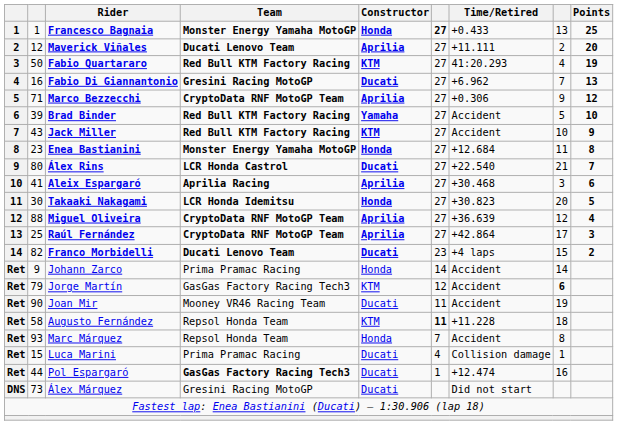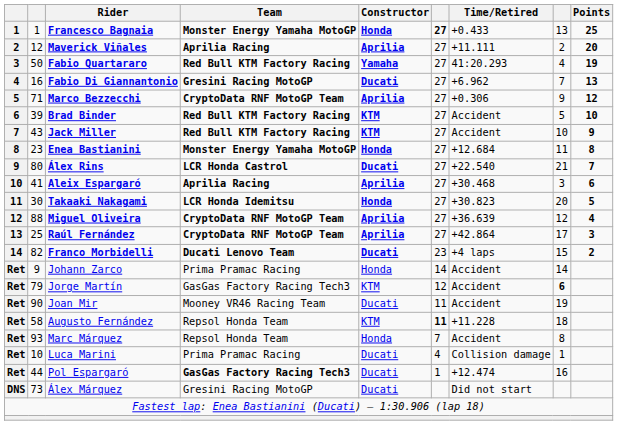(239, 47) Ducati Lenovo Team -> (226, 47) Aprilia Racing
(370, 64) KTM -> (380, 64) Yamaha
(380, 116) Yamaha -> (370, 116) KTM
(37, 355) 15 -> (37, 355) 10
